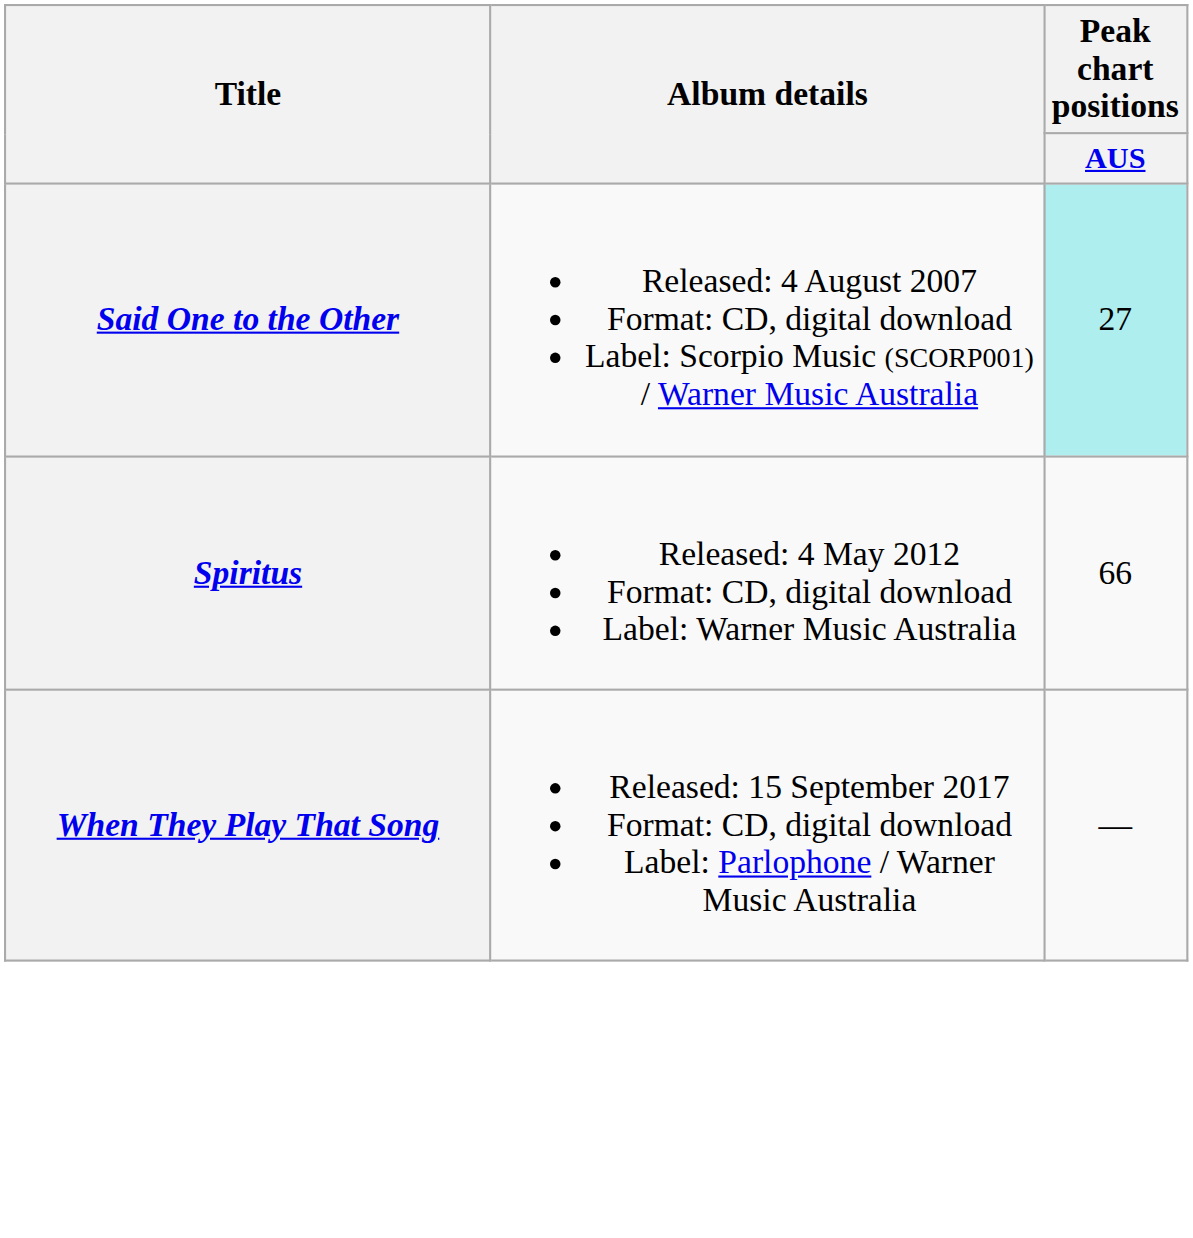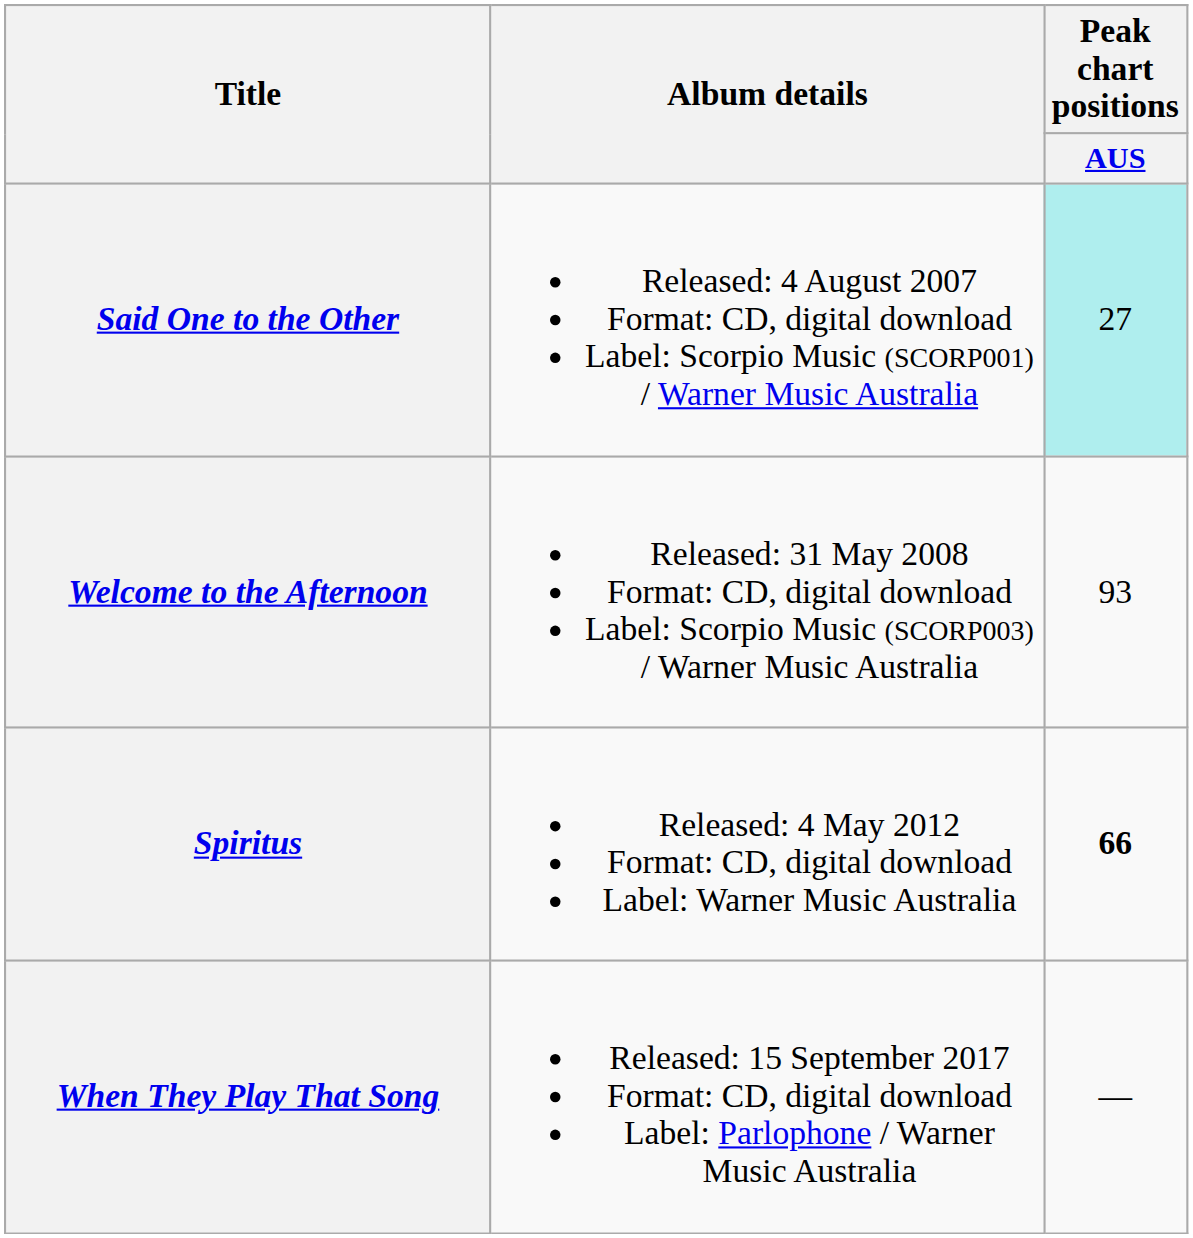+ row: (248, 590)
(1115, 571) normal -> (1115, 843) bold
